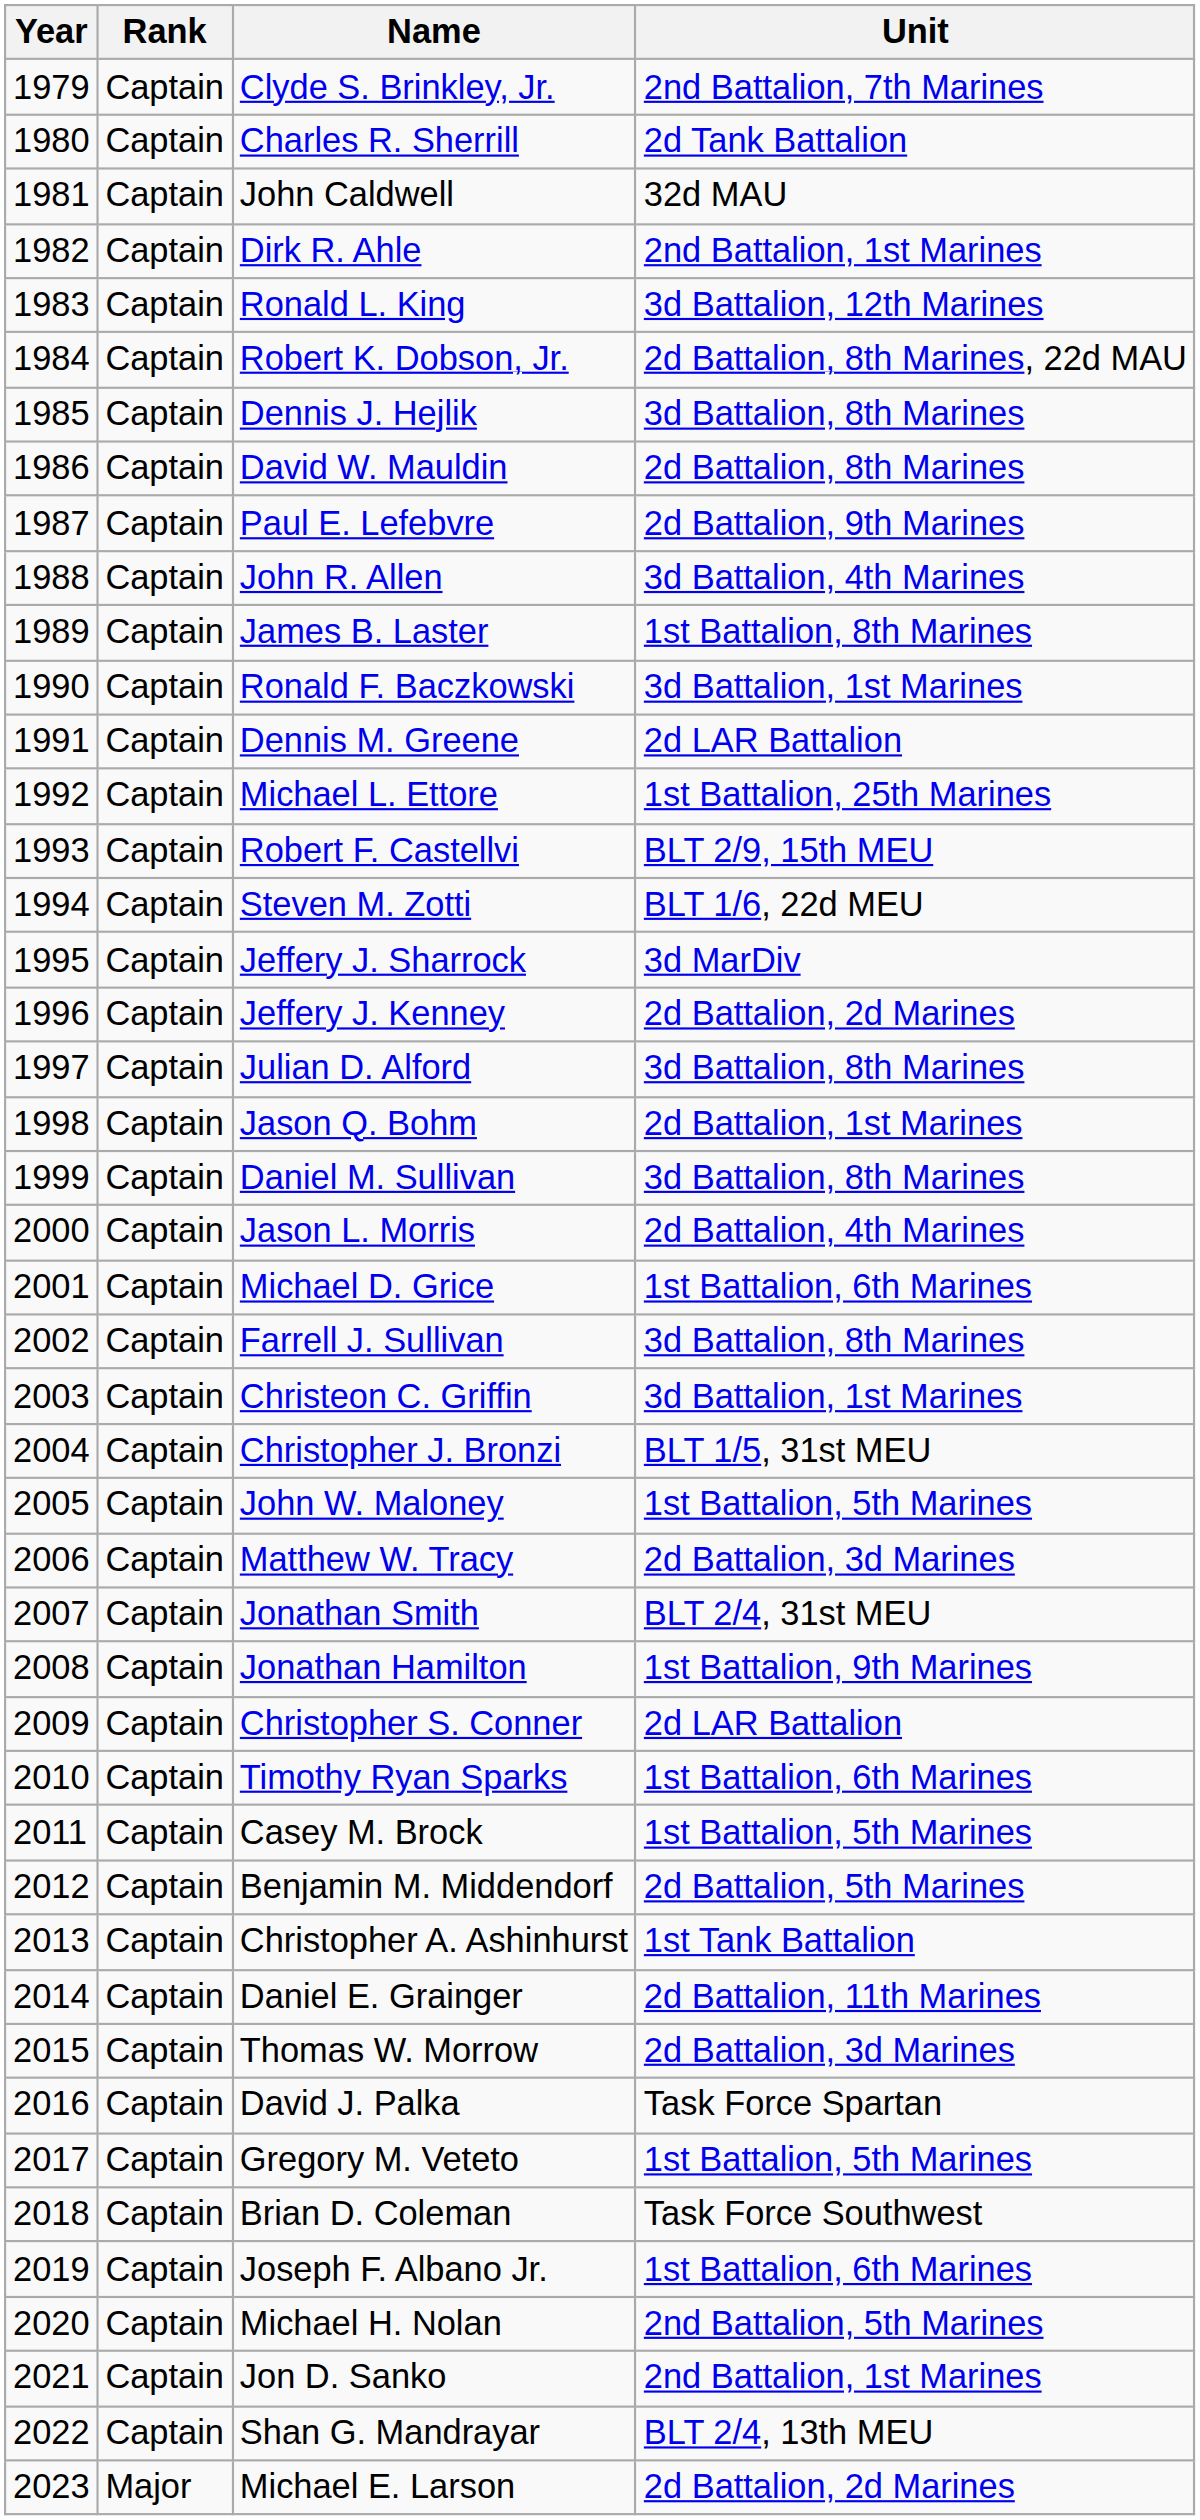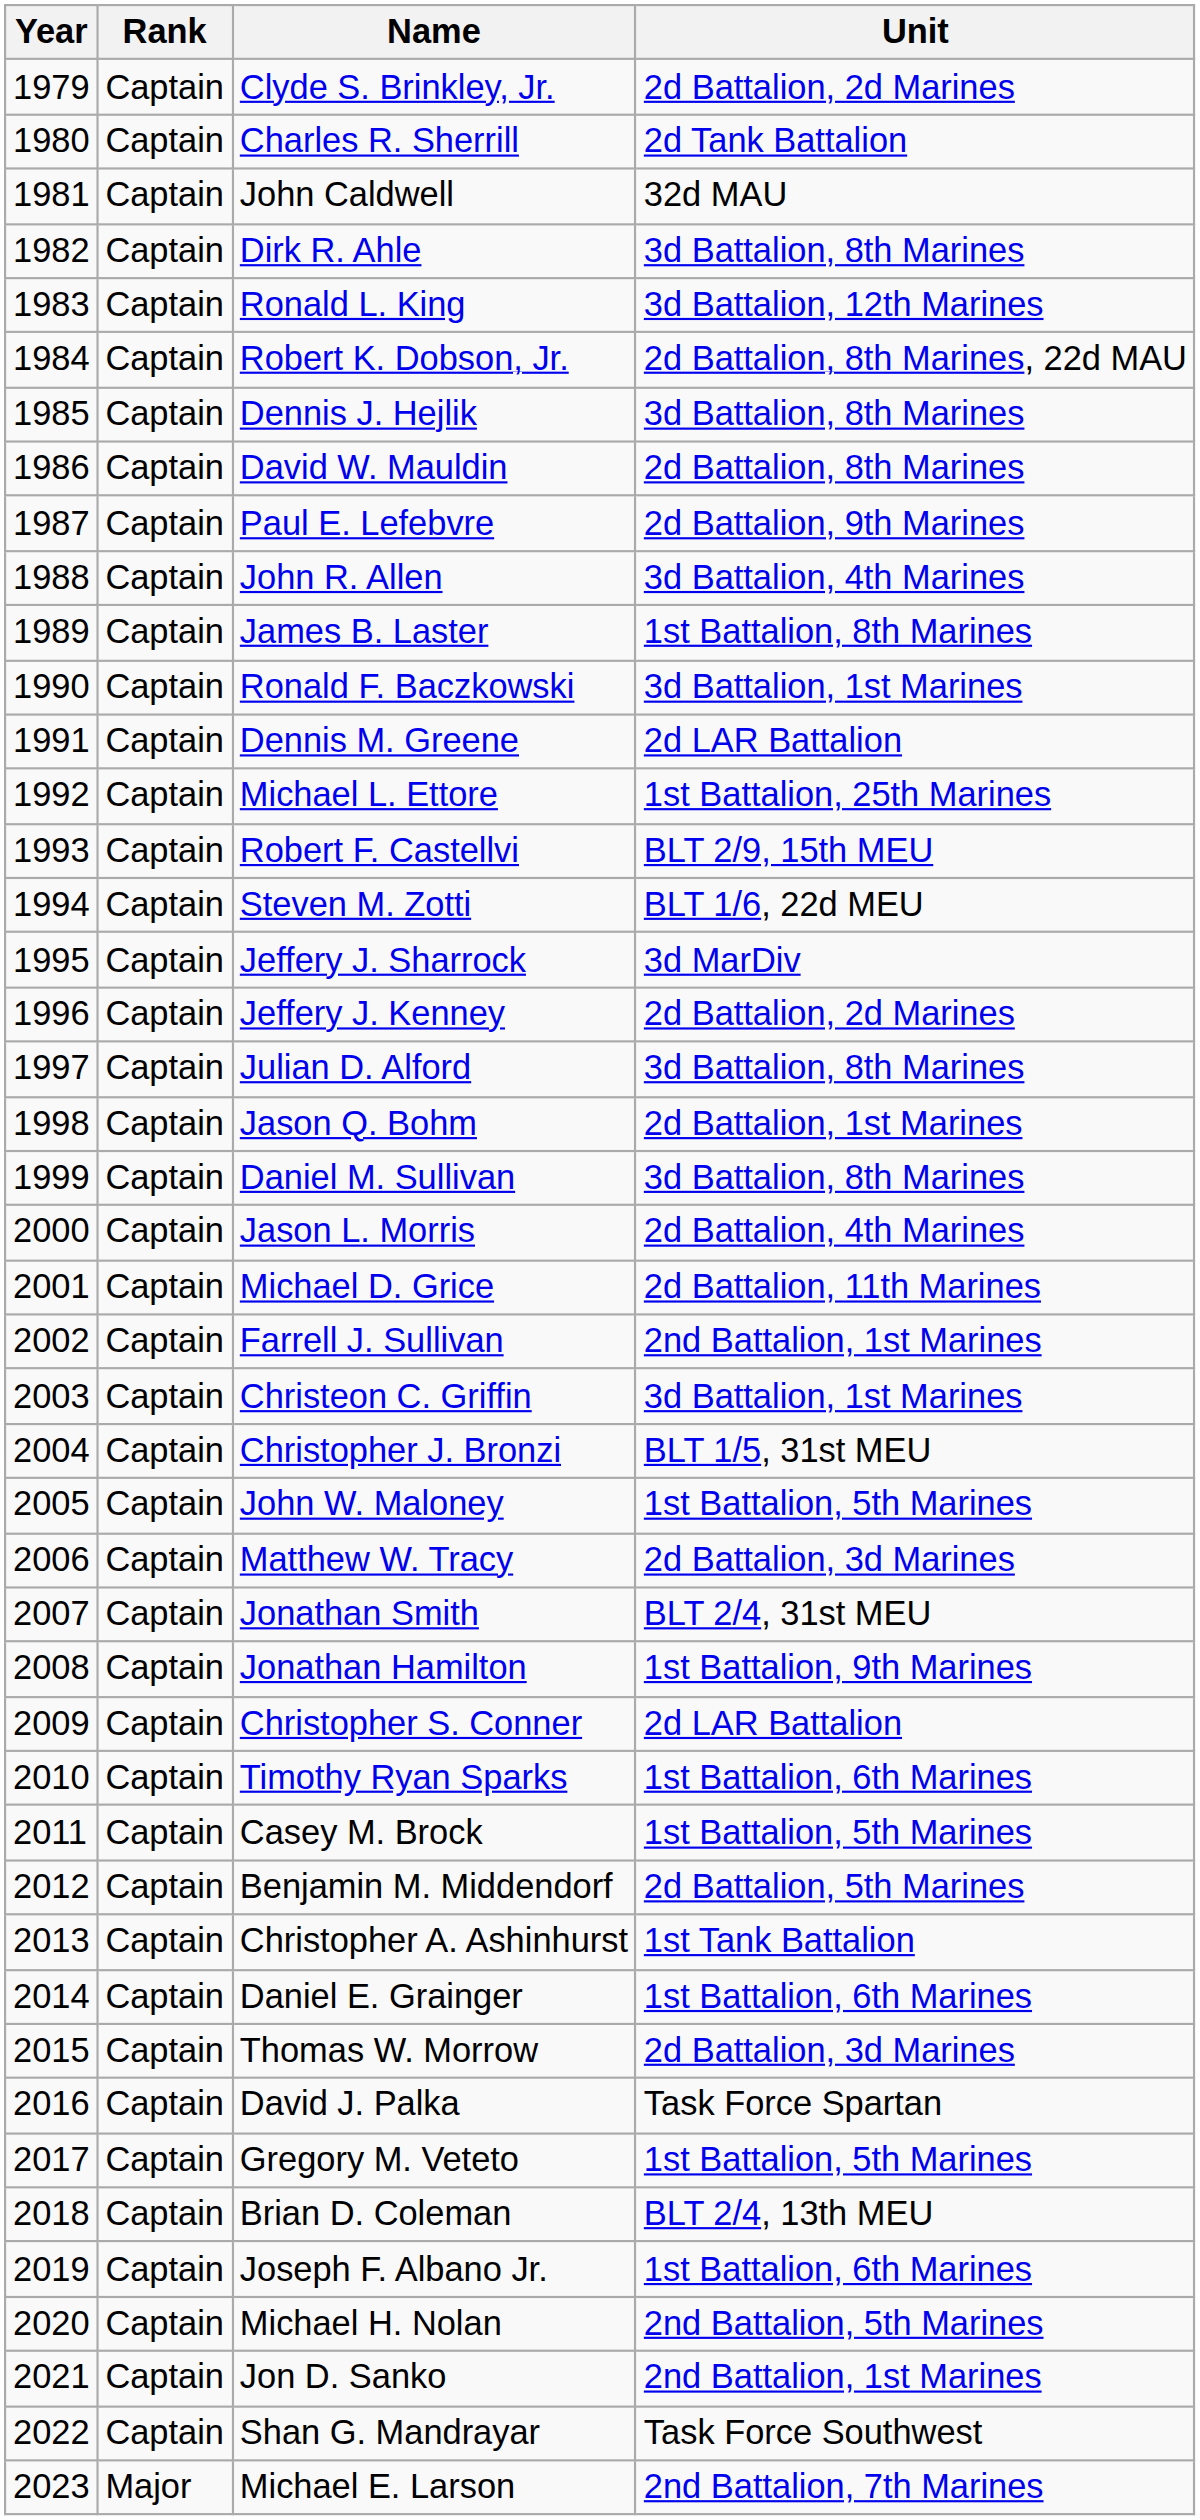(844, 86) 2nd Battalion, 7th Marines -> (829, 86) 2d Battalion, 2d Marines
(843, 250) 2nd Battalion, 1st Marines -> (834, 250) 3d Battalion, 8th Marines
(838, 1286) 1st Battalion, 6th Marines -> (842, 1286) 2d Battalion, 11th Marines
(834, 1341) 3d Battalion, 8th Marines -> (843, 1341) 2nd Battalion, 1st Marines
(842, 1995) 2d Battalion, 11th Marines -> (838, 1995) 1st Battalion, 6th Marines
(813, 2214) Task Force Southwest -> (789, 2214) BLT 2/4, 13th MEU
(789, 2432) BLT 2/4, 13th MEU -> (813, 2432) Task Force Southwest
(829, 2486) 2d Battalion, 2d Marines -> (844, 2486) 2nd Battalion, 7th Marines
